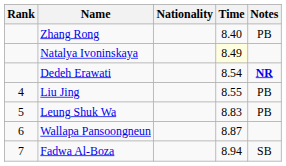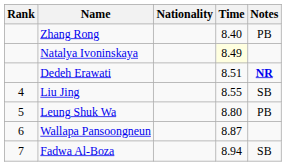(232, 73) 8.54 -> (232, 73) 8.51
(264, 92) PB -> (264, 92) SB
(232, 112) 8.83 -> (232, 112) 8.80
